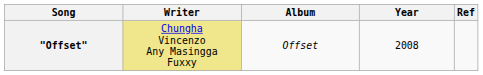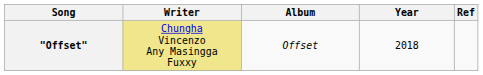(407, 46) 2008 -> (407, 46) 2018
